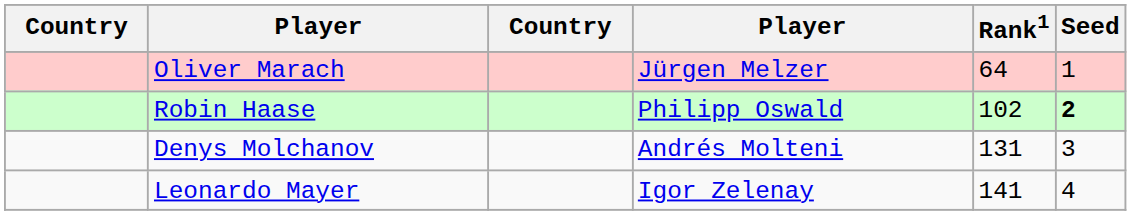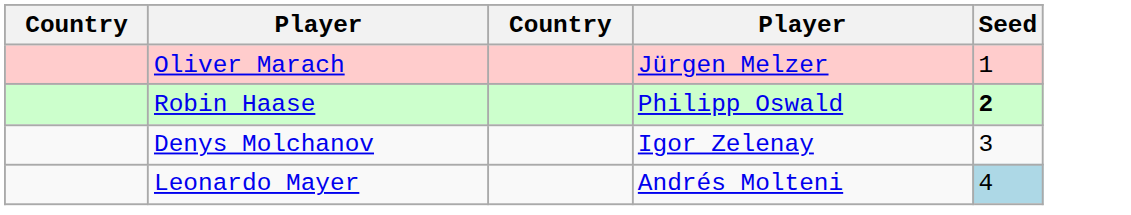- column: (1014, 28)
(741, 151) Andrés Molteni -> (726, 144) Igor Zelenay
(726, 190) Igor Zelenay -> (741, 184) Andrés Molteni
(1068, 190) no background -> (986, 184) lightblue background
